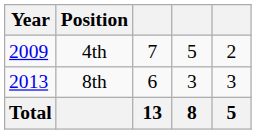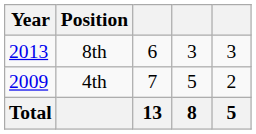rows swapped: (94, 50) <-> (94, 81)
